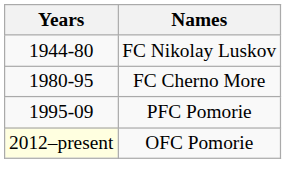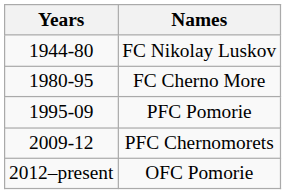+ row: (199, 142)
(61, 142) lightyellow background -> (61, 173) no background
